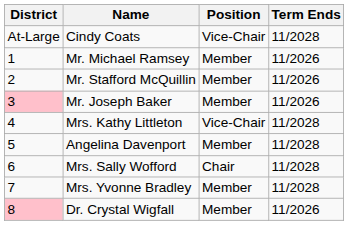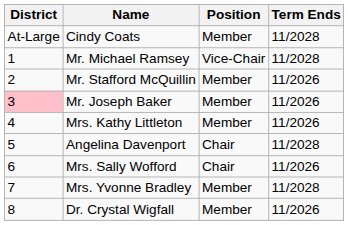(234, 36) Vice-Chair -> (227, 36) Member
(227, 58) Member -> (234, 58) Vice-Chair
(296, 58) 11/2026 -> (296, 58) 11/2028
(234, 123) Vice-Chair -> (227, 123) Member
(296, 123) 11/2028 -> (296, 123) 11/2026
(227, 144) Member -> (218, 144) Chair
(296, 166) 11/2028 -> (296, 166) 11/2026
(11, 209) pink background -> (11, 209) no background
